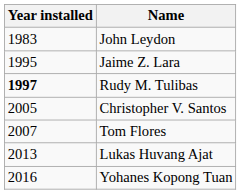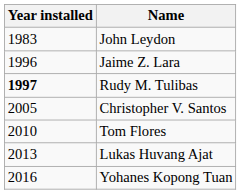(22, 62) 1995 -> (22, 62) 1996
(22, 131) 2007 -> (22, 131) 2010
